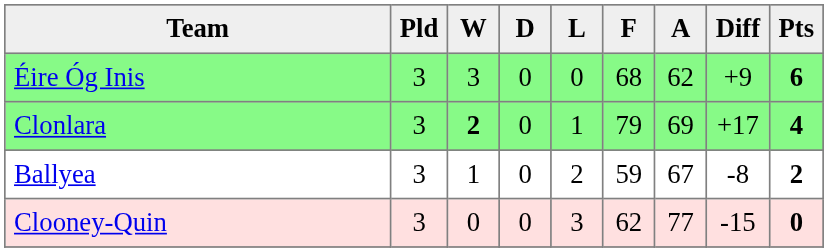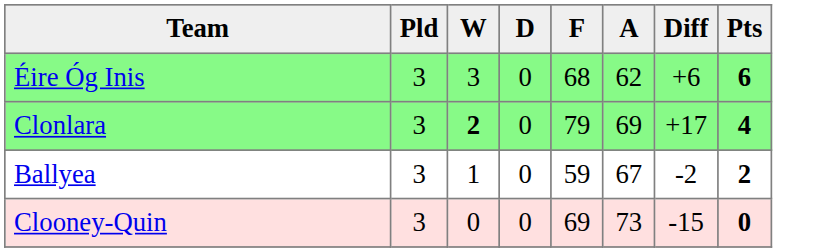- column: (577, 28)
(738, 77) +9 -> (686, 77) +6
(738, 174) -8 -> (686, 174) -2
(629, 222) 62 -> (577, 222) 69
(681, 222) 77 -> (629, 222) 73
